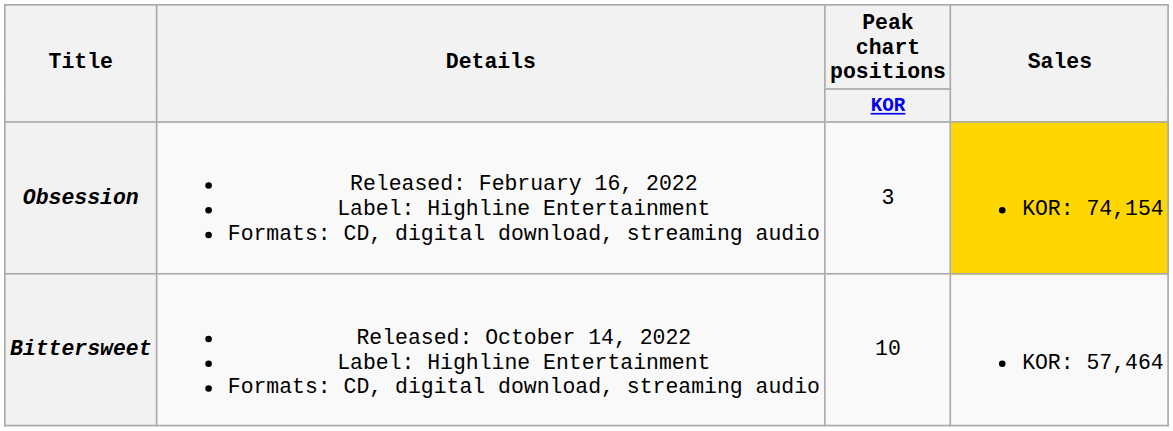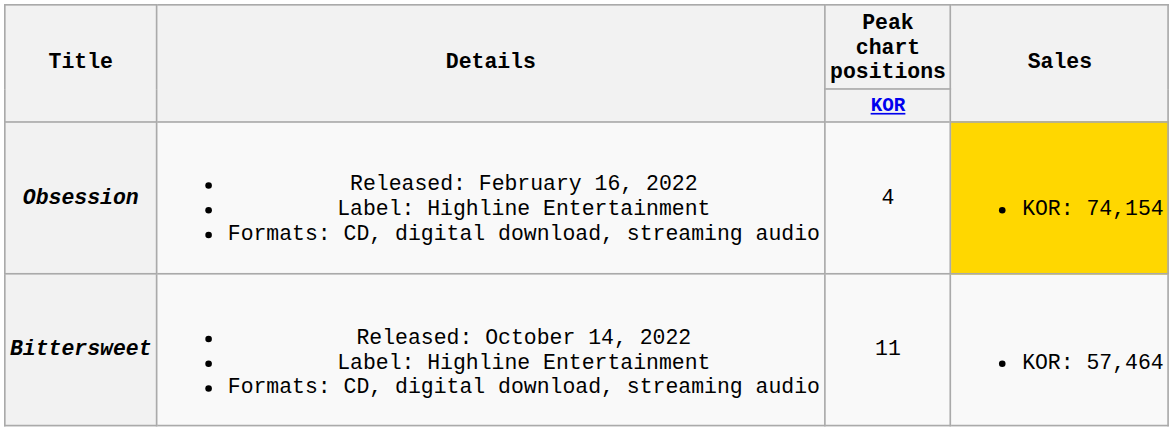(888, 198) 3 -> (888, 198) 4
(888, 350) 10 -> (888, 350) 11
